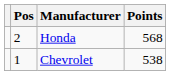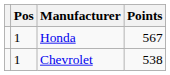(17, 37) 2 -> (17, 37) 1
(153, 37) 568 -> (153, 37) 567
